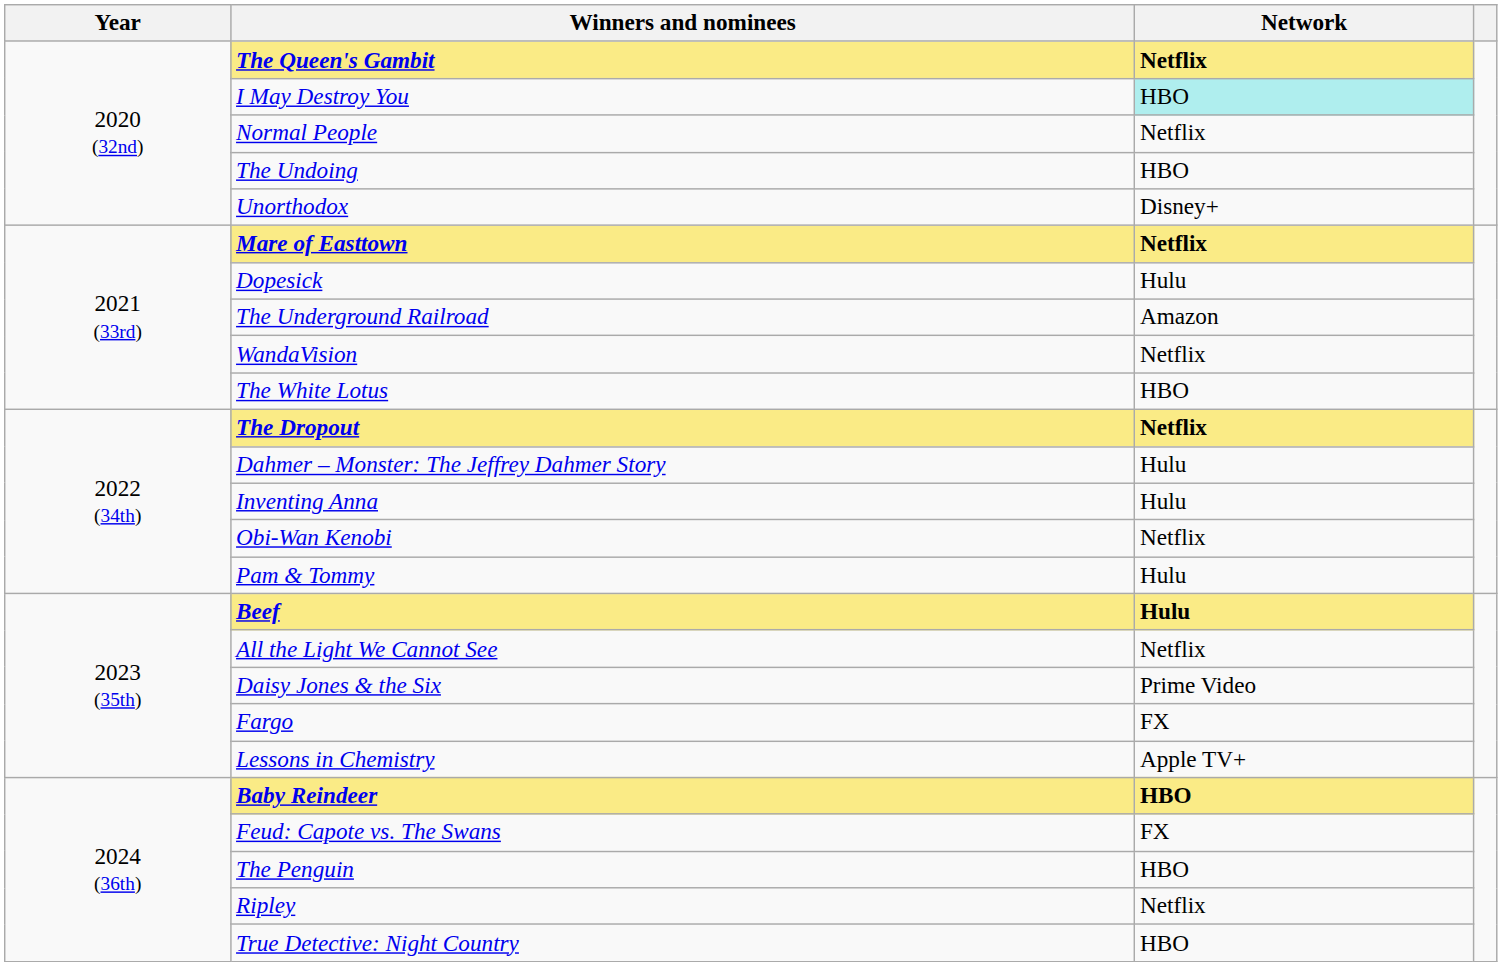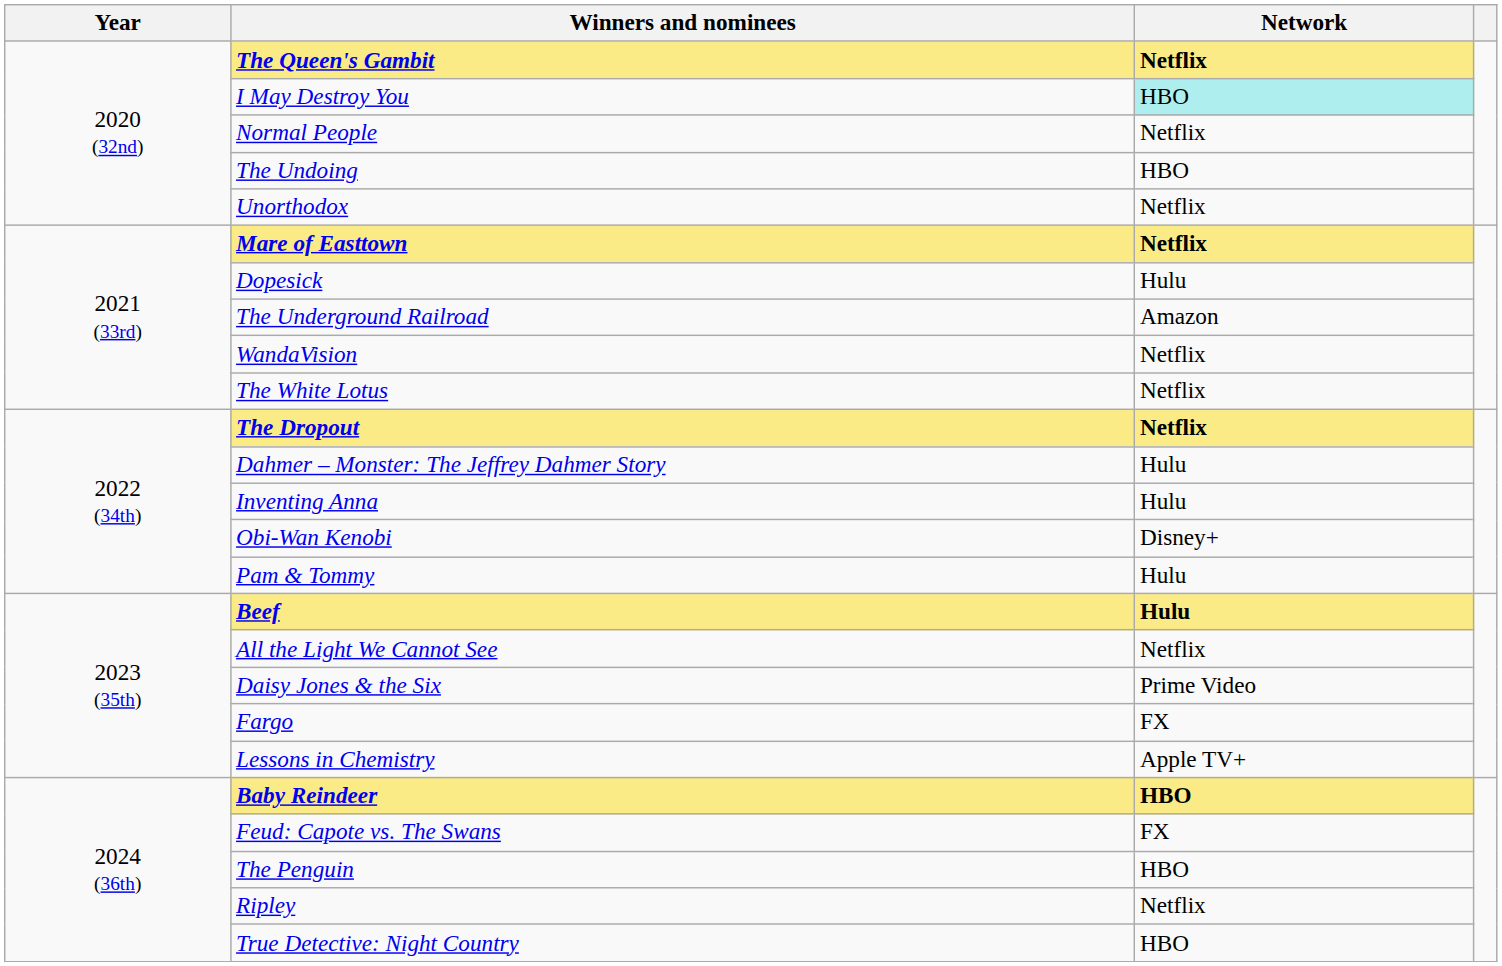(1179, 206) Disney+ -> (1173, 206) Netflix
(1164, 390) HBO -> (1173, 390) Netflix
(1173, 538) Netflix -> (1179, 538) Disney+
